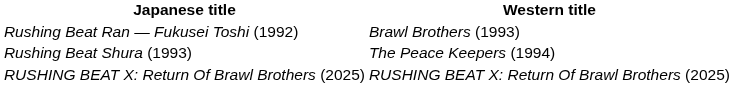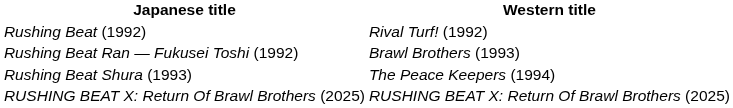+ row: (75, 31)
